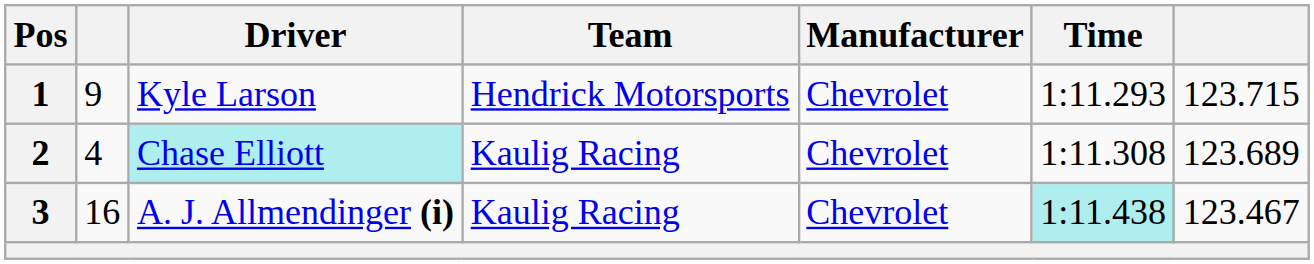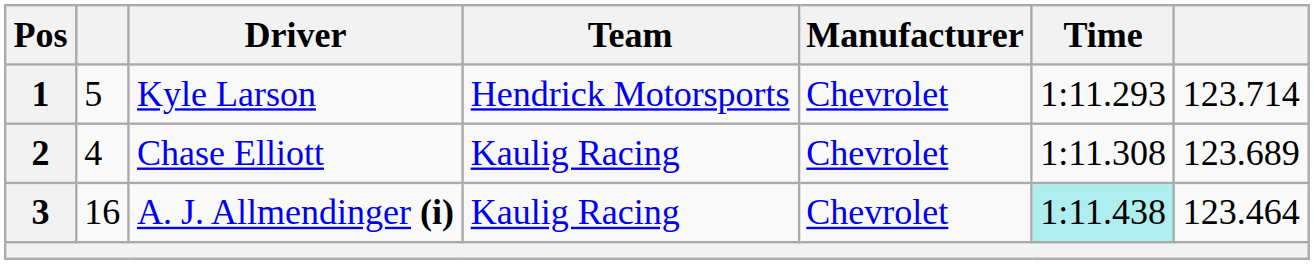(93, 93) 9 -> (93, 93) 5
(1241, 93) 123.715 -> (1241, 93) 123.714
(231, 153) paleturquoise background -> (231, 153) no background
(1241, 212) 123.467 -> (1241, 212) 123.464
